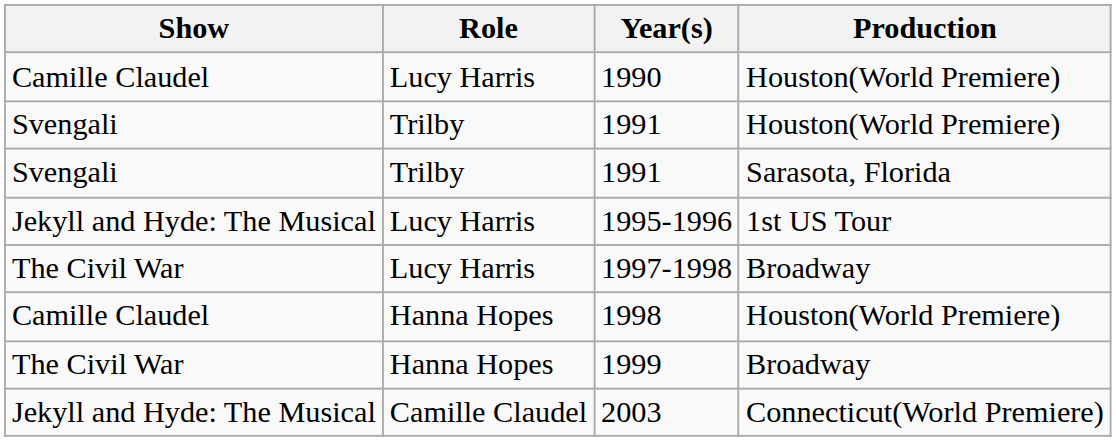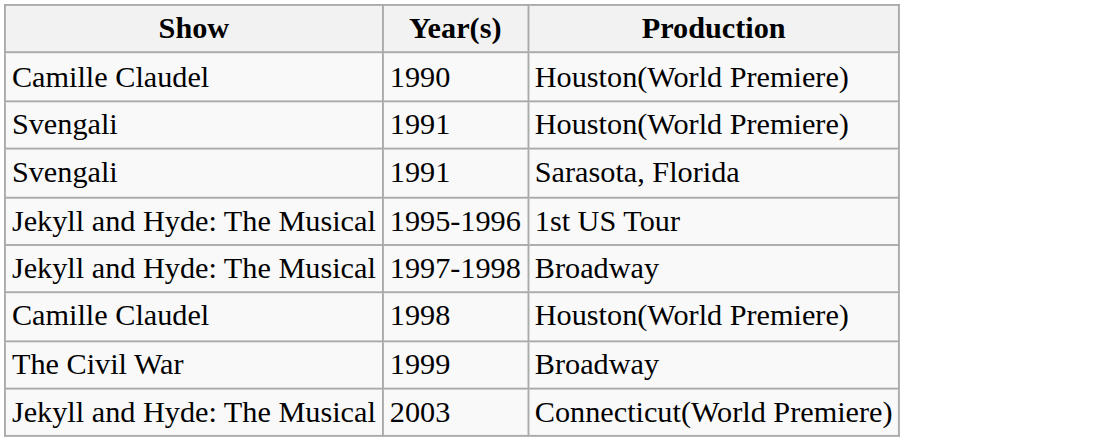- column: (488, 28)
(98, 268) The Civil War -> (194, 268) Jekyll and Hyde: The Musical
